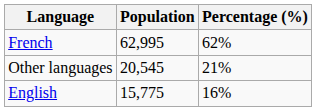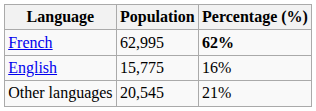(217, 42) normal -> (218, 42) bold
rows swapped: (33, 93) <-> (60, 67)
